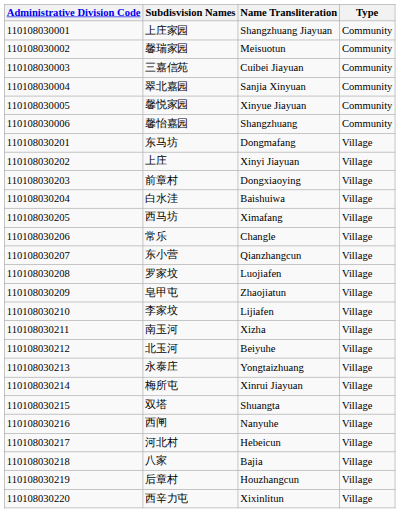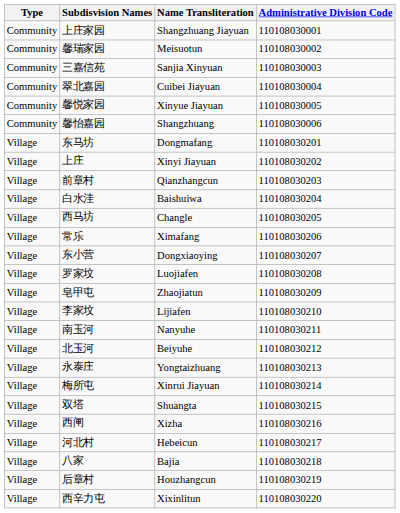columns swapped: (74, 12) <-> (367, 12)
(272, 68) Cuibei Jiayuan -> (190, 68) Sanjia Xinyuan
(273, 86) Sanjia Xinyuan -> (189, 86) Cuibei Jiayuan
(271, 180) Dongxiaoying -> (188, 180) Qianzhangcun
(261, 217) Ximafang -> (175, 217) Changle
(258, 236) Changle -> (178, 236) Ximafang
(271, 255) Qianzhangcun -> (187, 255) Dongxiaoying
(253, 330) Xizha -> (176, 330) Nanyuhe
(259, 423) Nanyuhe -> (170, 423) Xizha
